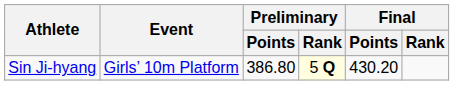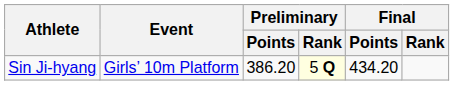(271, 68) 386.80 -> (271, 68) 386.20
(374, 68) 430.20 -> (374, 68) 434.20
